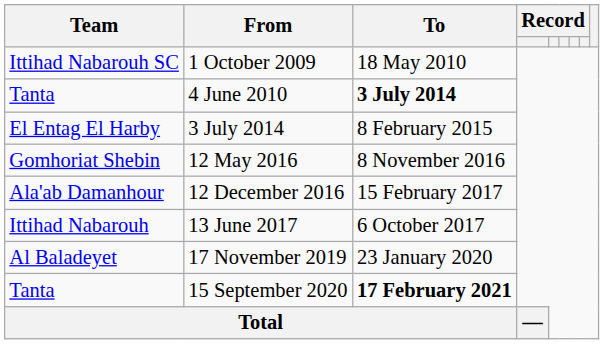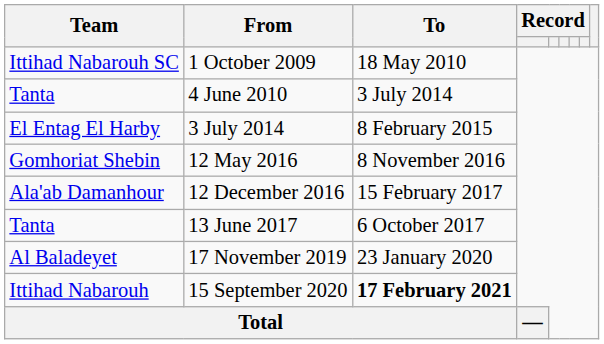(406, 95) bold -> (405, 95) normal
(79, 225) Ittihad Nabarouh -> (32, 225) Tanta
(32, 290) Tanta -> (79, 290) Ittihad Nabarouh
